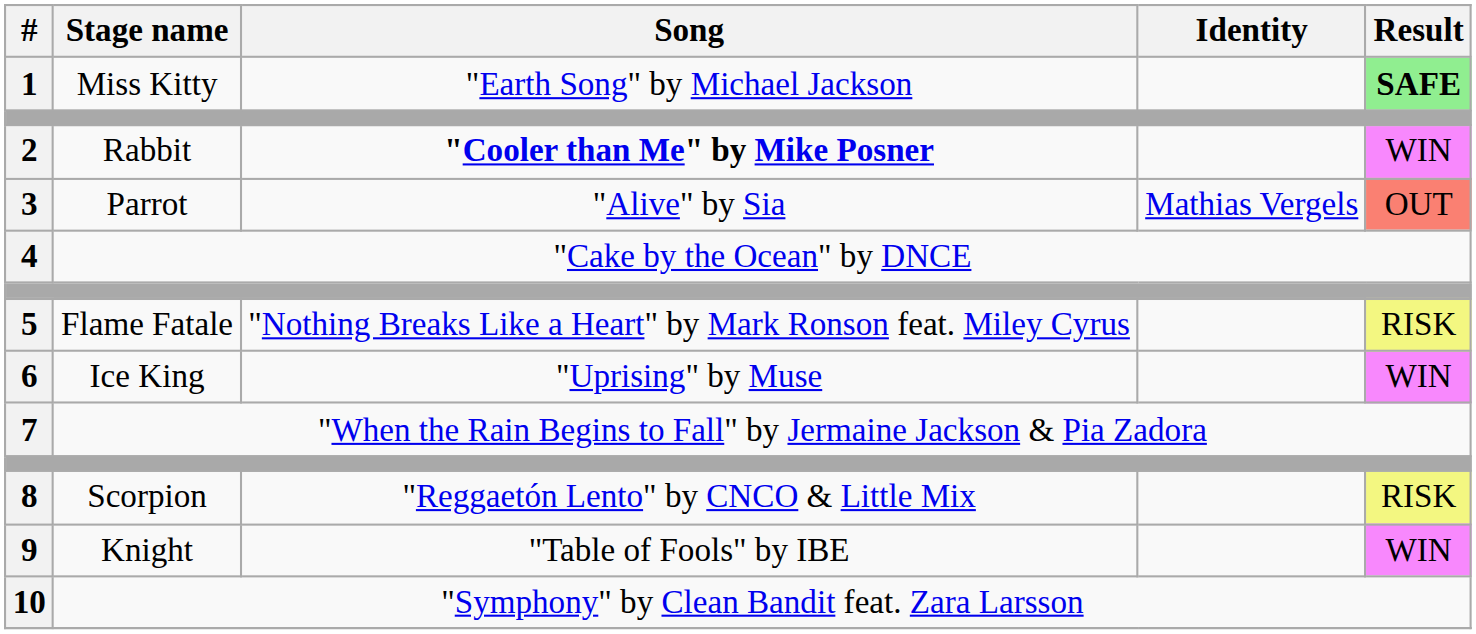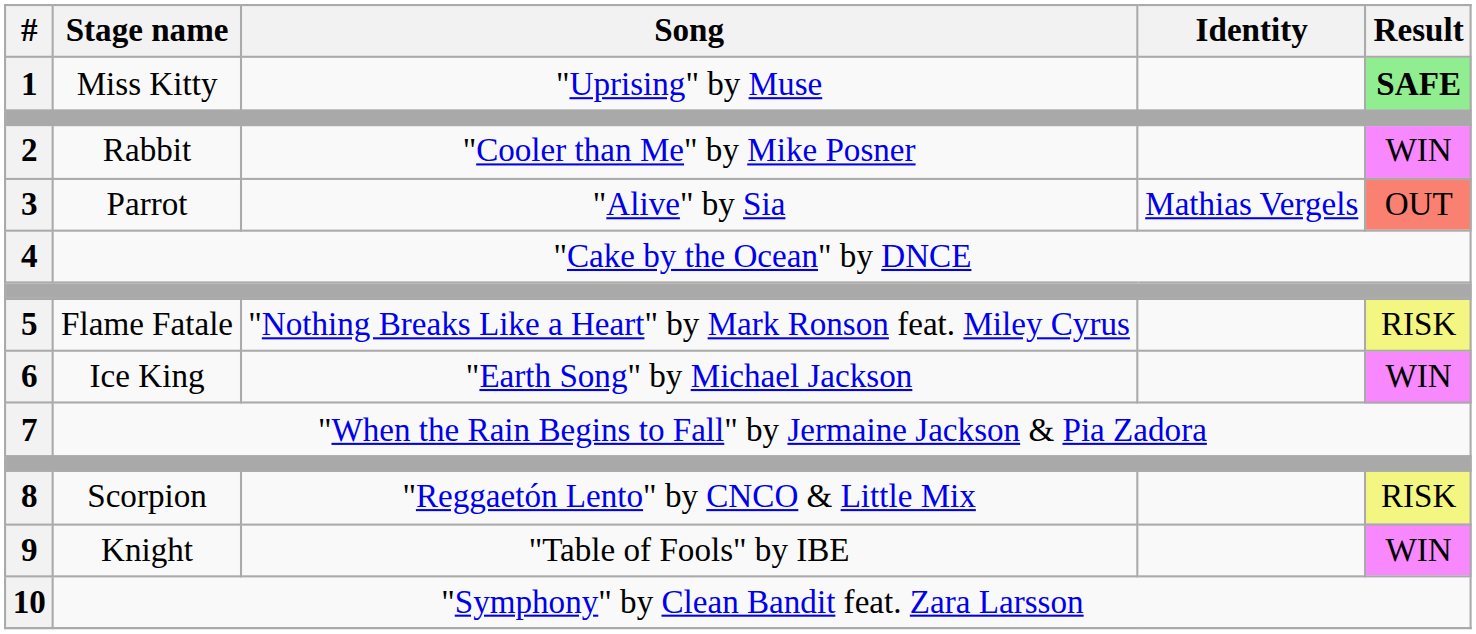(689, 83) "Earth Song" by Michael Jackson -> (689, 83) "Uprising" by Muse
(689, 151) bold -> (689, 151) normal
(689, 376) "Uprising" by Muse -> (689, 376) "Earth Song" by Michael Jackson
